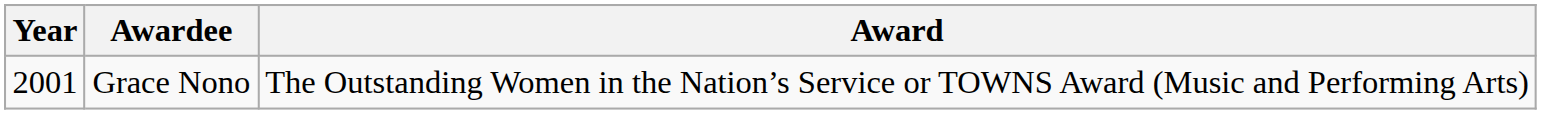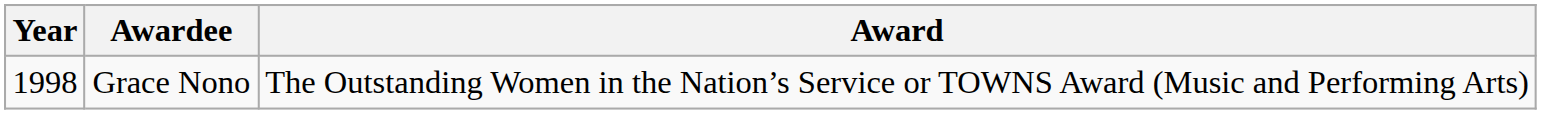(45, 81) 2001 -> (45, 81) 1998
